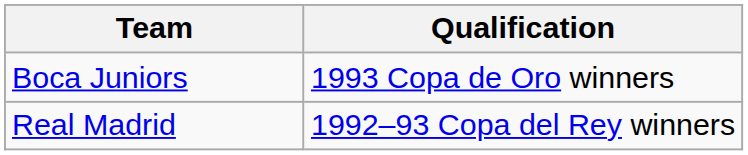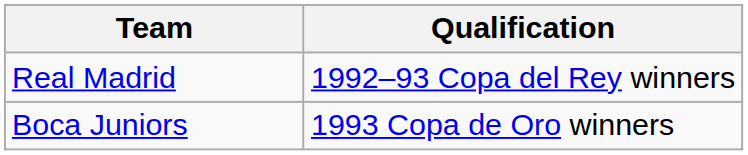rows swapped: (100, 76) <-> (94, 125)
